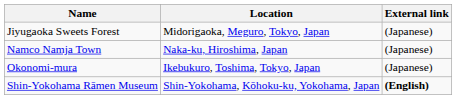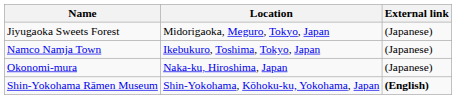(225, 49) Naka-ku, Hiroshima, Japan -> (242, 49) Ikebukuro, Toshima, Tokyo, Japan
(242, 67) Ikebukuro, Toshima, Tokyo, Japan -> (225, 67) Naka-ku, Hiroshima, Japan
